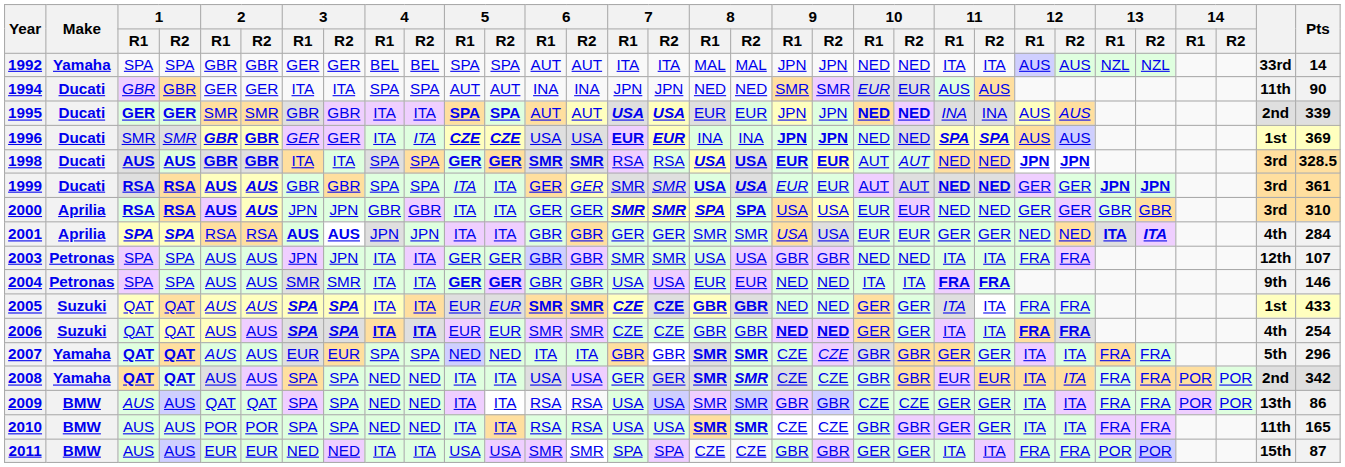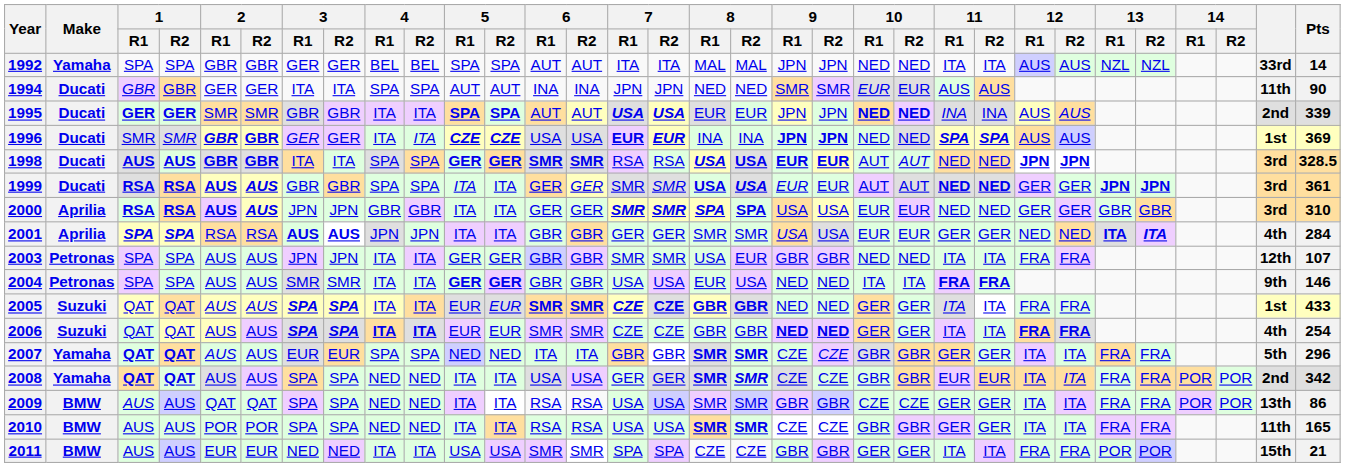(751, 258) USA -> (751, 258) EUR
(751, 282) EUR -> (751, 282) USA
(1318, 451) 87 -> (1318, 451) 21
